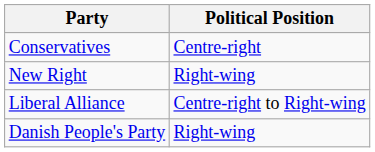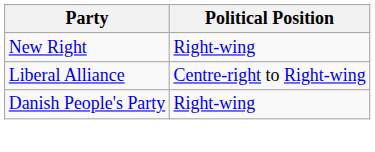- row: (59, 47)
